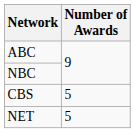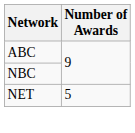- row: (20, 95)
